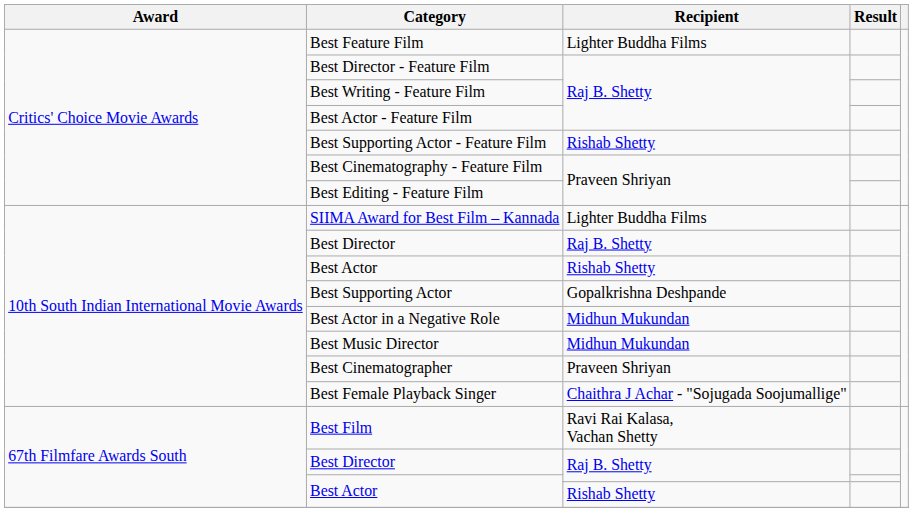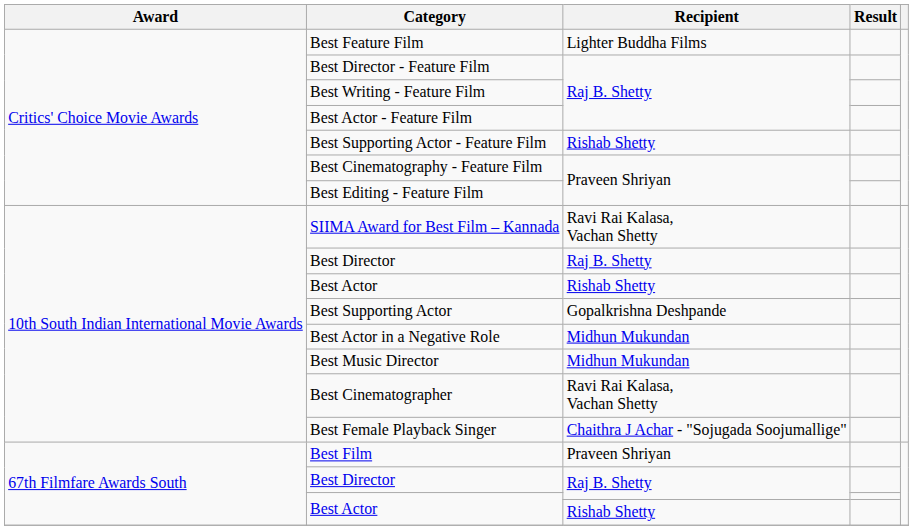(637, 218) Lighter Buddha Films -> (620, 226) Ravi Rai Kalasa, Vachan Shetty
(619, 368) Praveen Shriyan -> (620, 395) Ravi Rai Kalasa, Vachan Shetty
(620, 427) Ravi Rai Kalasa, Vachan Shetty -> (619, 454) Praveen Shriyan
